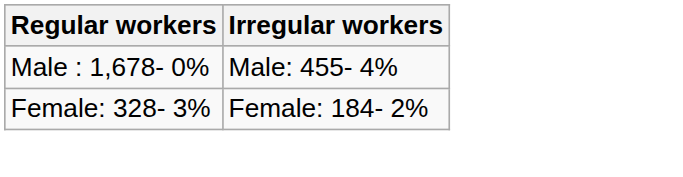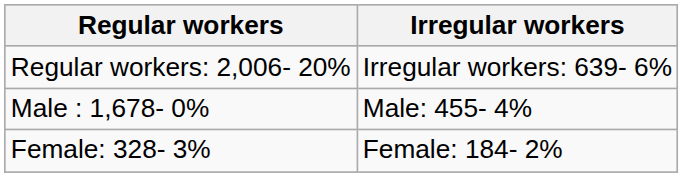+ row: (181, 66)
